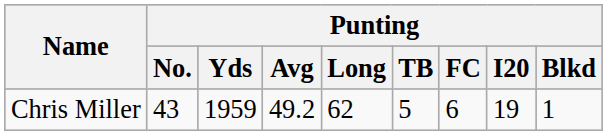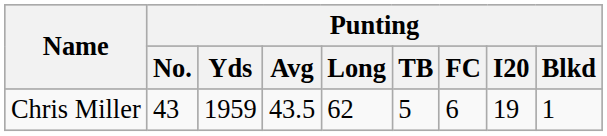(292, 109) 49.2 -> (292, 109) 43.5
